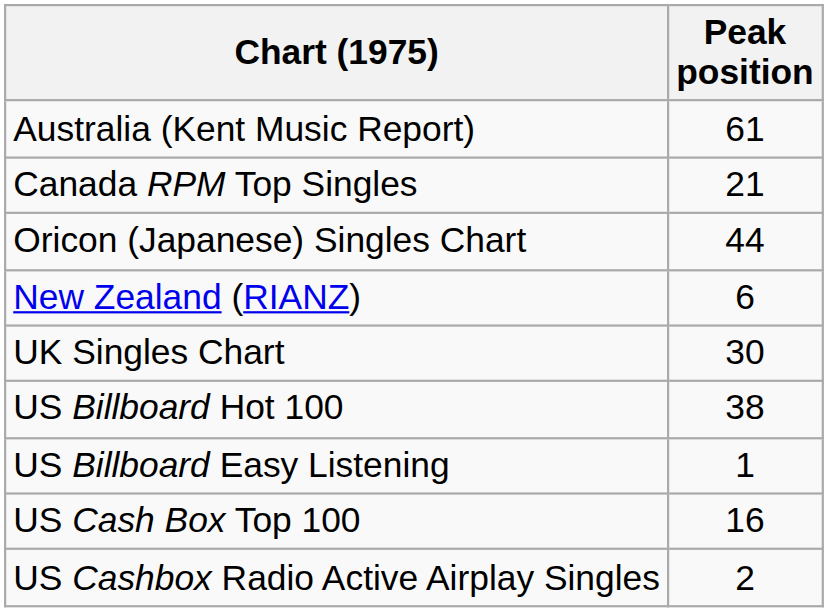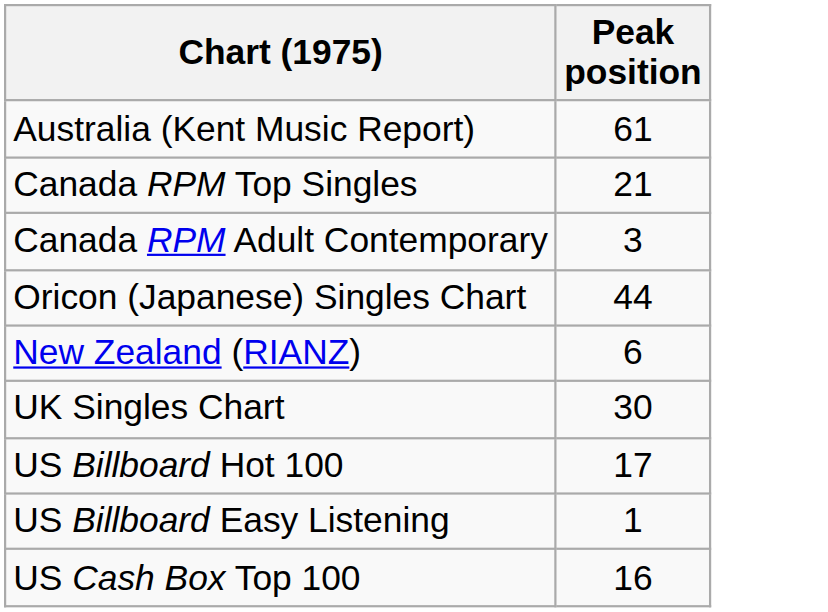+ row: (281, 240)
(745, 408) 38 -> (633, 464) 17
- row: (337, 577)
